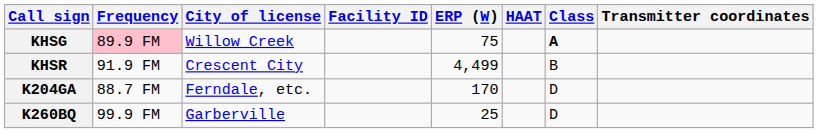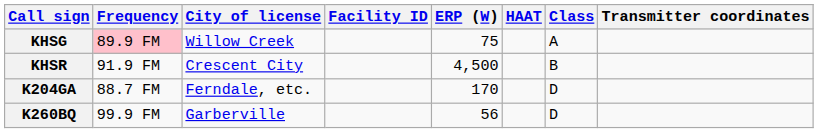(554, 41) bold -> (554, 41) normal
(476, 66) 4,499 -> (476, 66) 4,500
(489, 115) 25 -> (489, 115) 56
